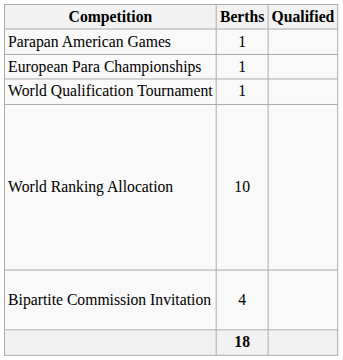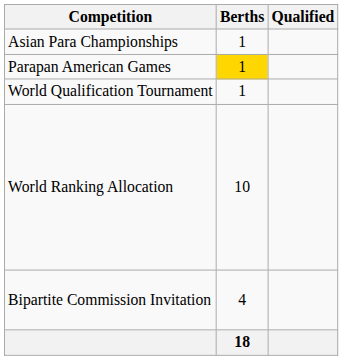+ row: (93, 41)
(242, 41) no background -> (242, 66) gold background
- row: (105, 66)
